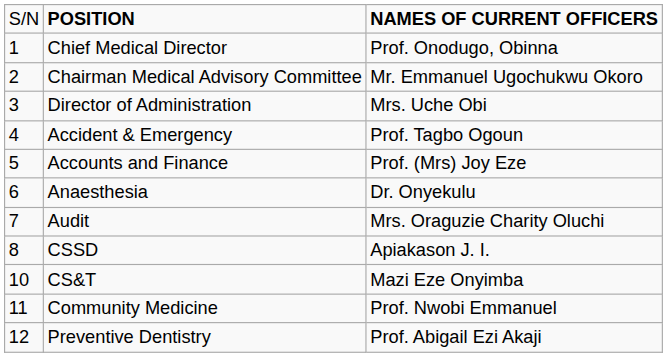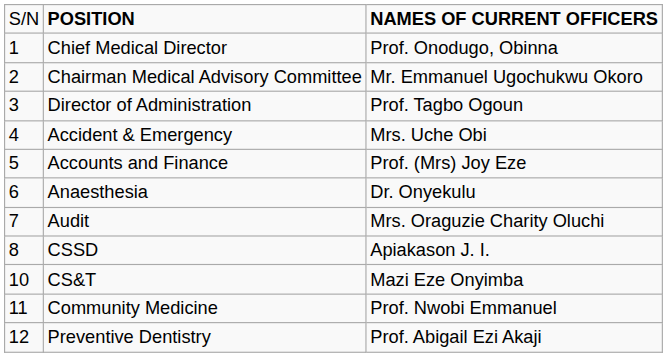(429, 105) Mrs. Uche Obi -> (447, 105) Prof. Tagbo Ogoun
(447, 134) Prof. Tagbo Ogoun -> (429, 134) Mrs. Uche Obi
